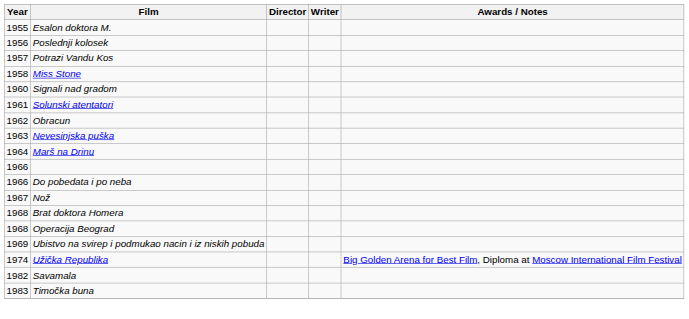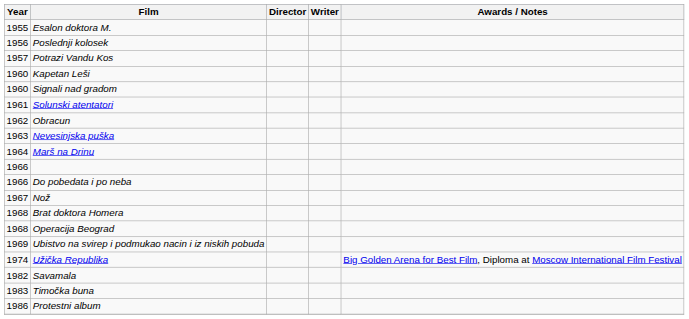- row: (17, 74)
+ row: (17, 74)
+ row: (17, 306)
